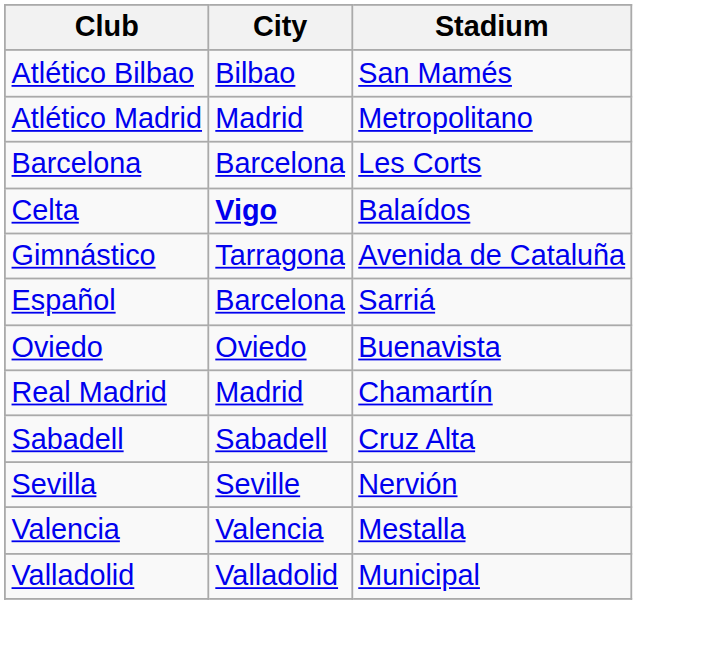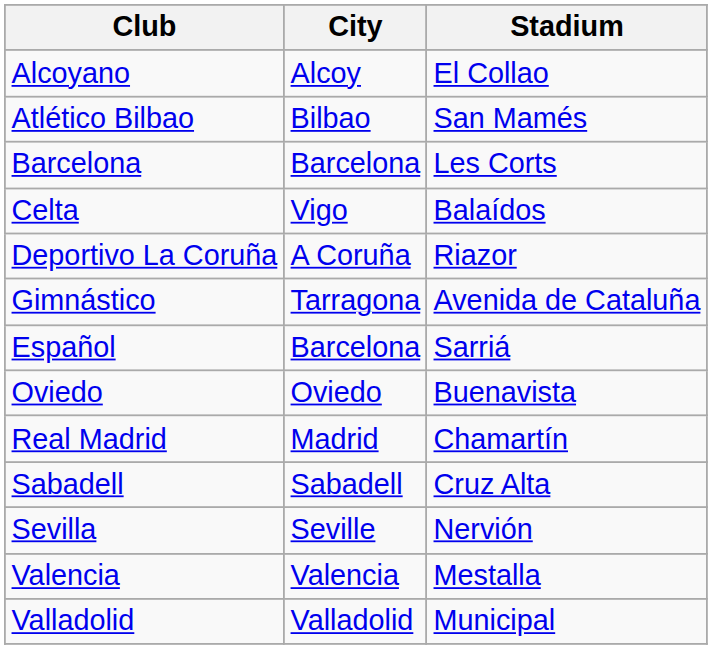+ row: (71, 73)
- row: (107, 118)
(246, 210) bold -> (319, 210) normal
+ row: (144, 255)
